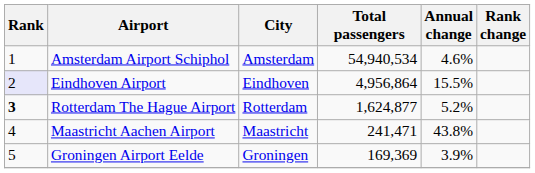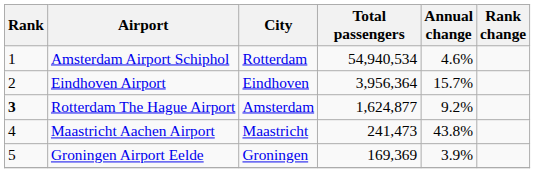(278, 58) Amsterdam -> (275, 58) Rotterdam
(12, 82) lavender background -> (12, 82) no background
(386, 82) 4,956,864 -> (386, 82) 3,956,364
(453, 82) 15.5% -> (453, 82) 15.7%
(275, 107) Rotterdam -> (278, 107) Amsterdam
(457, 107) 5.2% -> (457, 107) 9.2%
(392, 131) 241,471 -> (392, 131) 241,473
